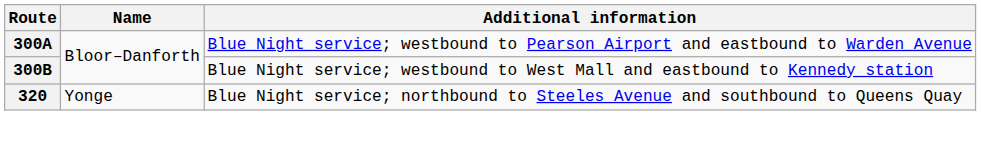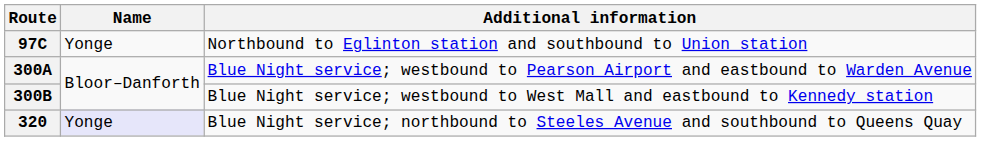+ row: (33, 44)
(89, 97) no background -> (89, 123) lavender background
